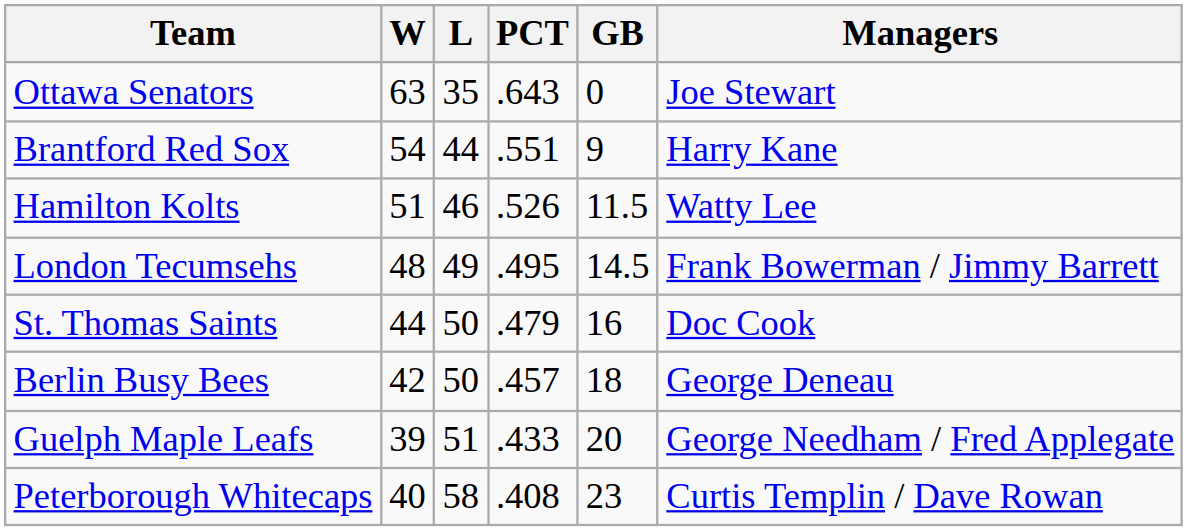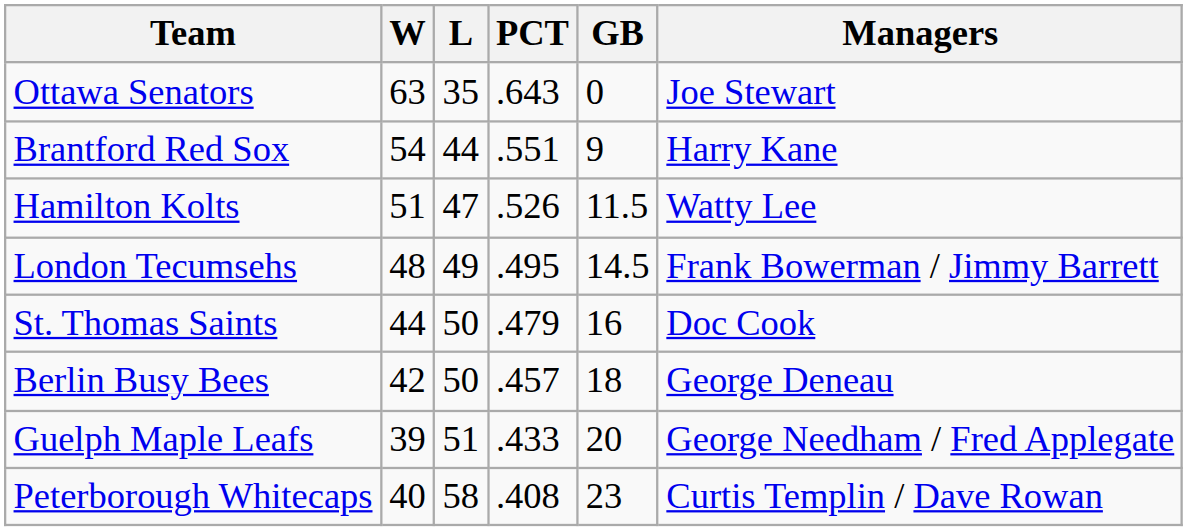(461, 206) 46 -> (461, 206) 47
